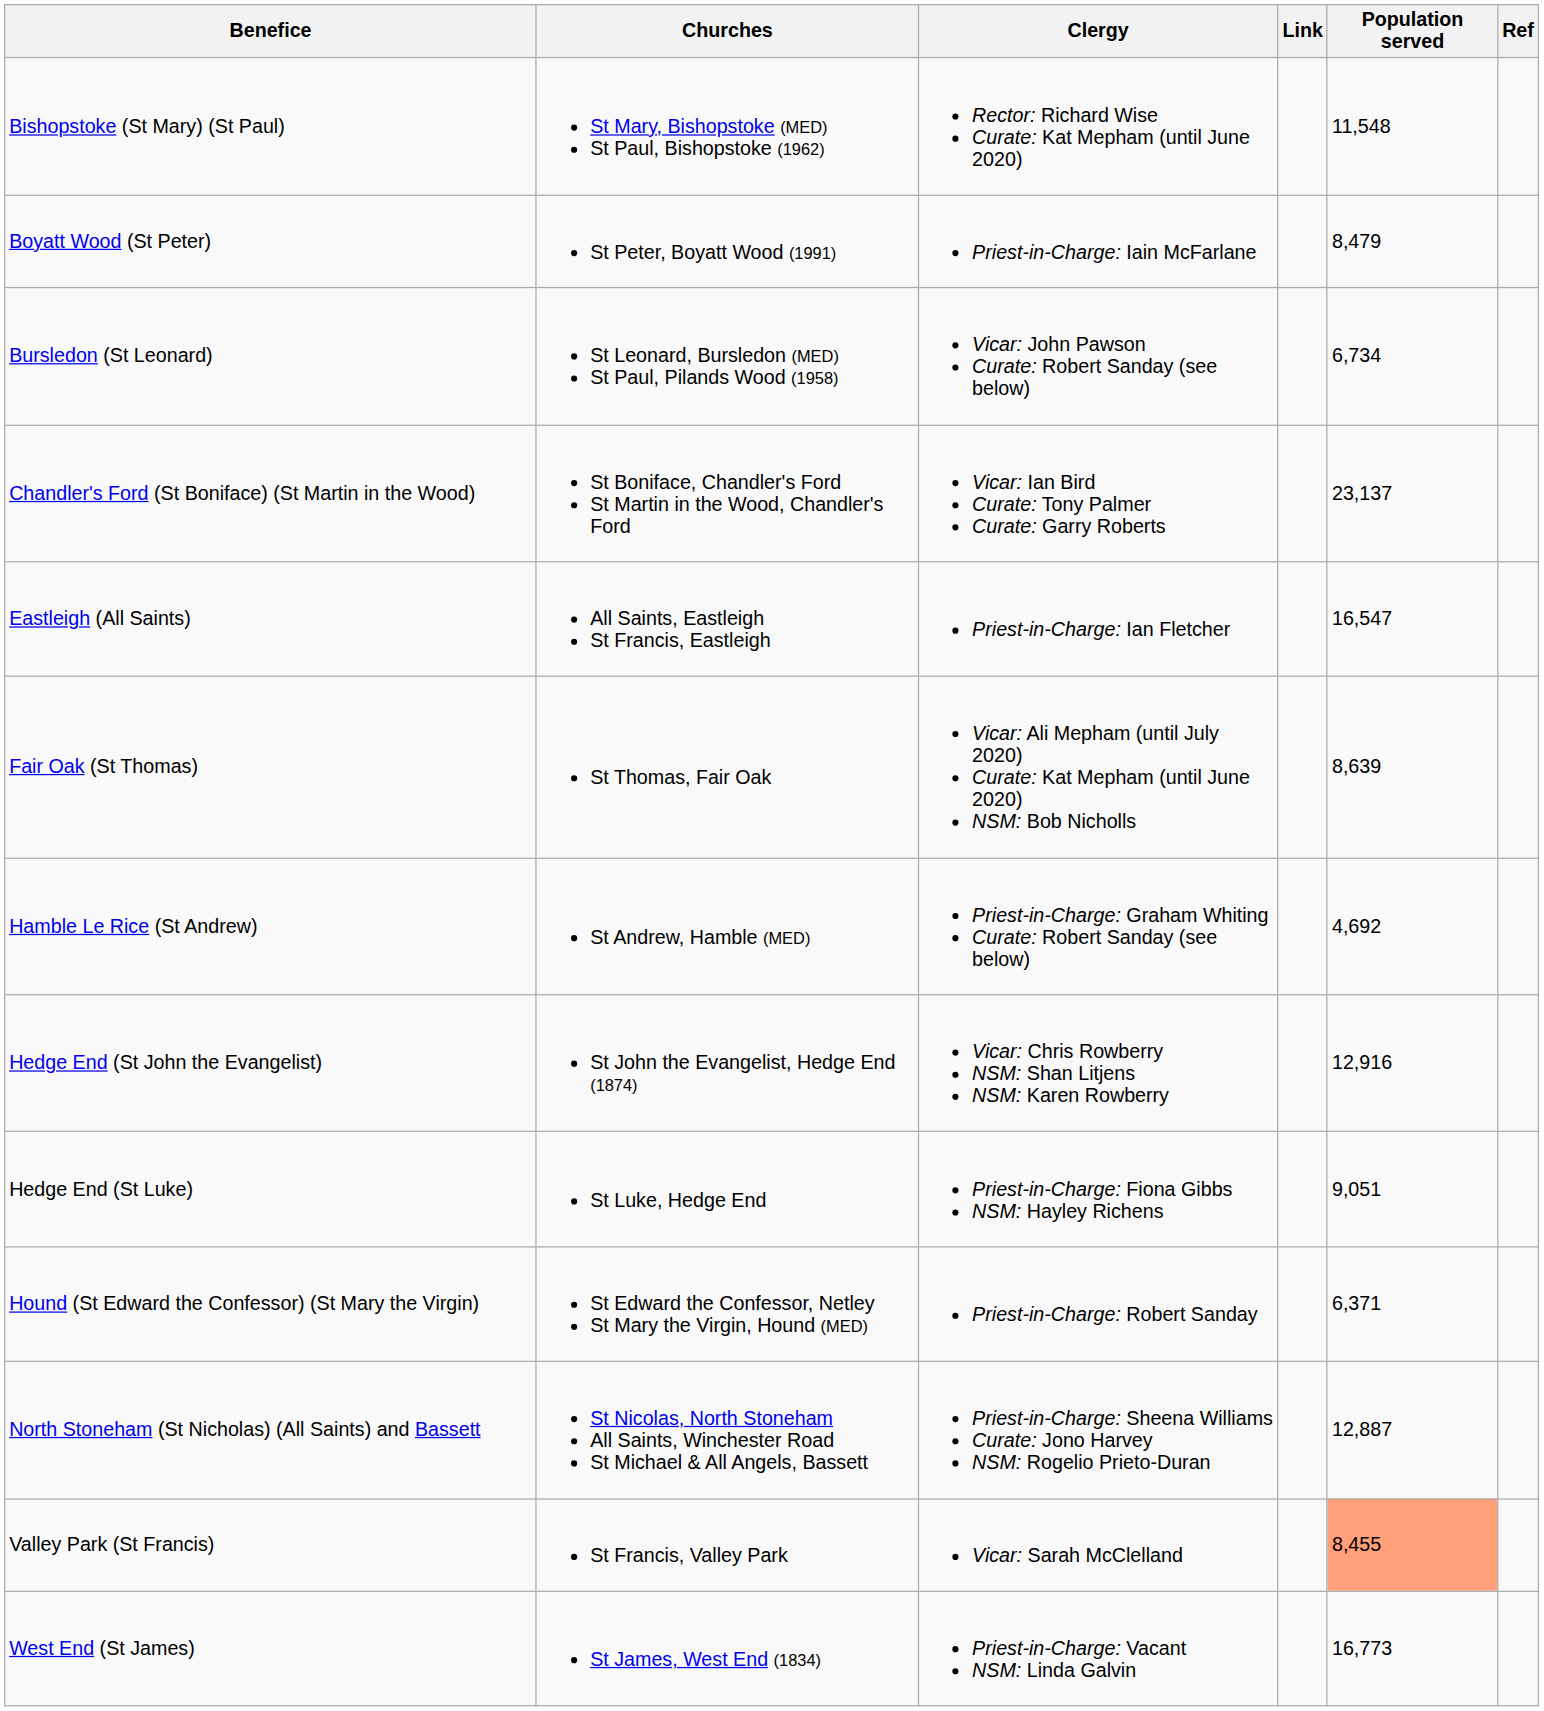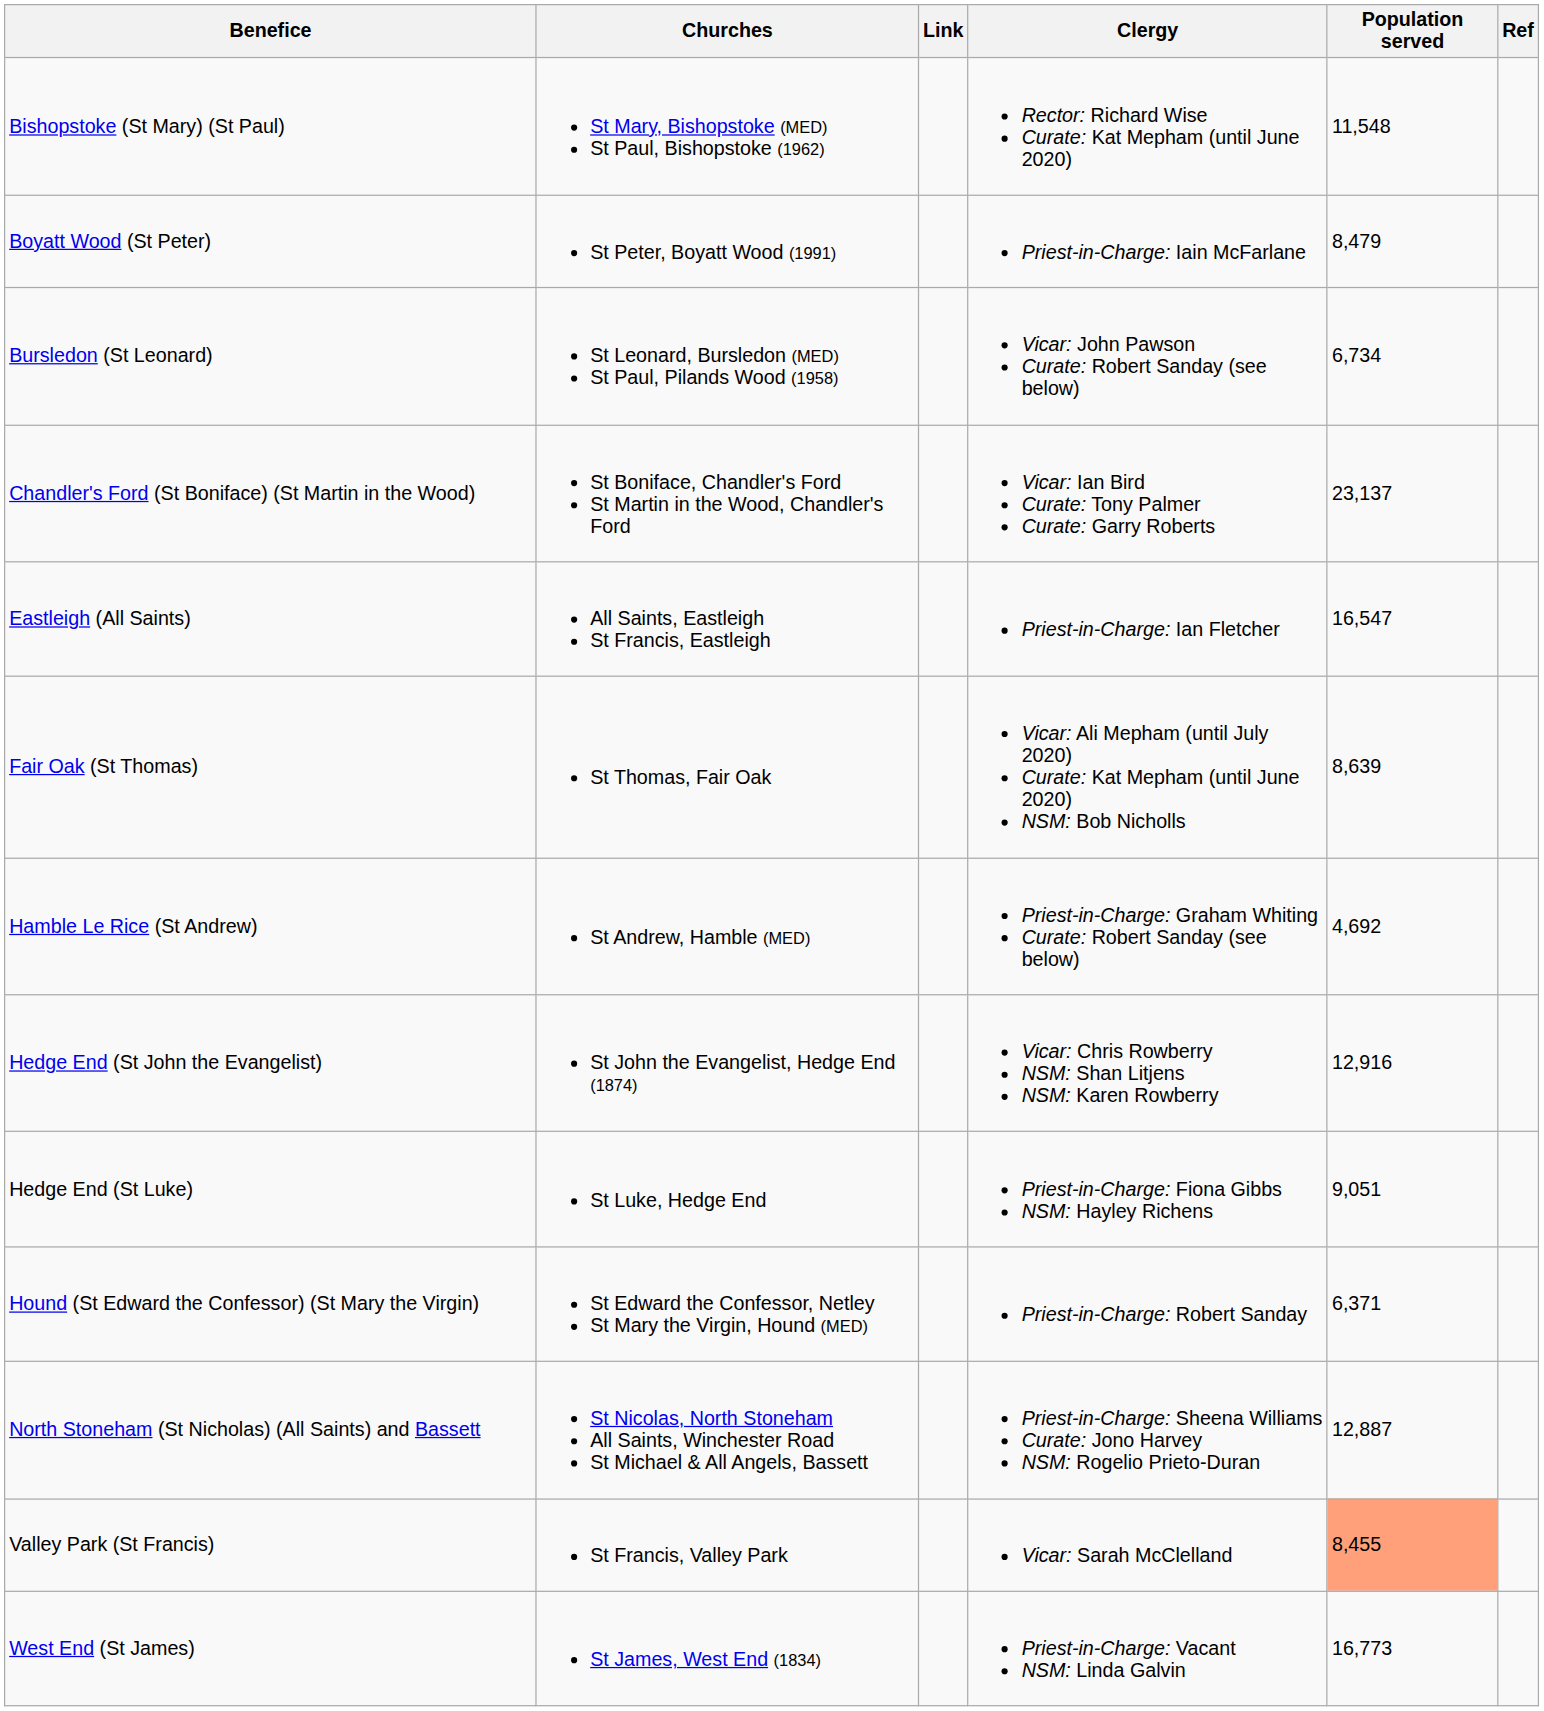columns swapped: (1303, 31) <-> (1098, 31)
